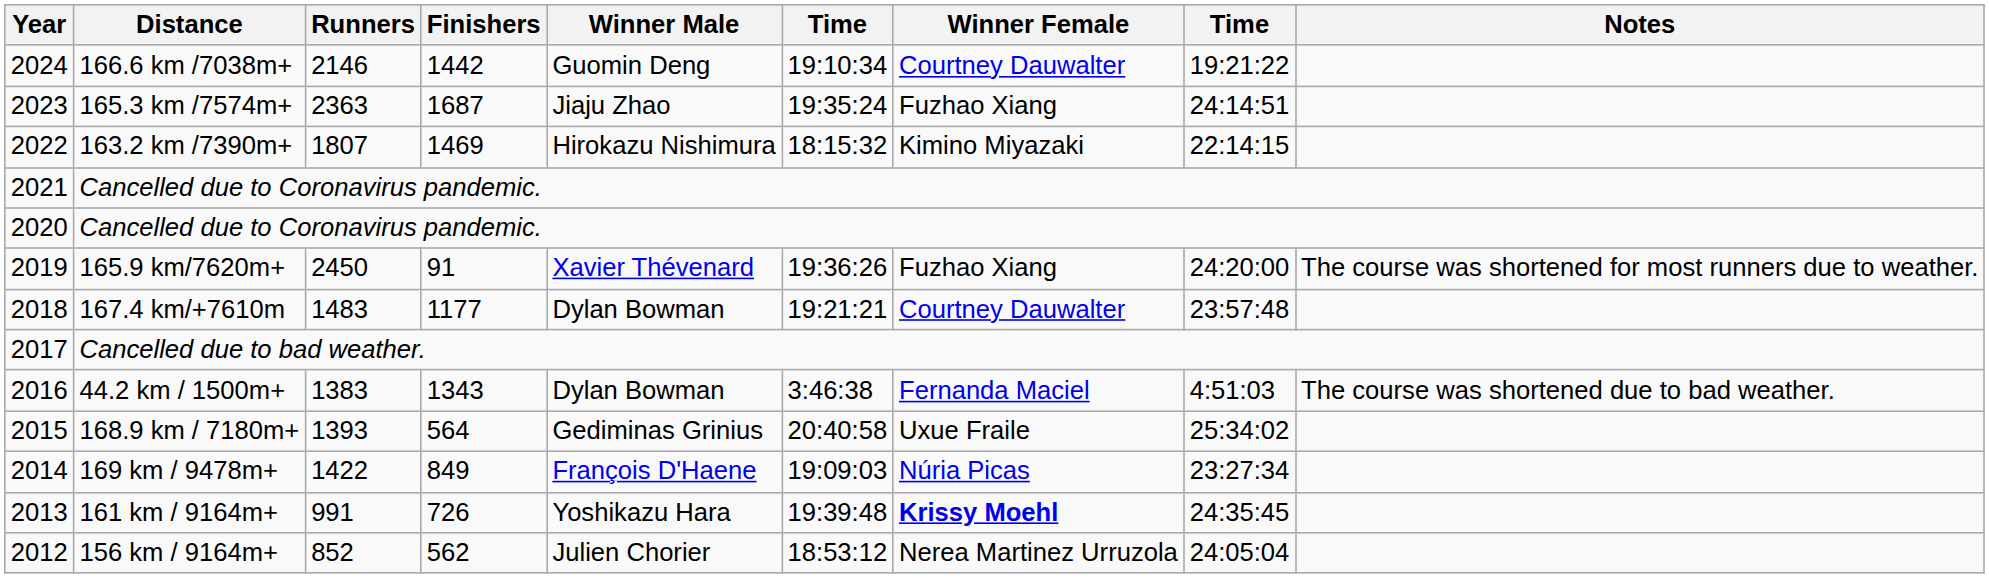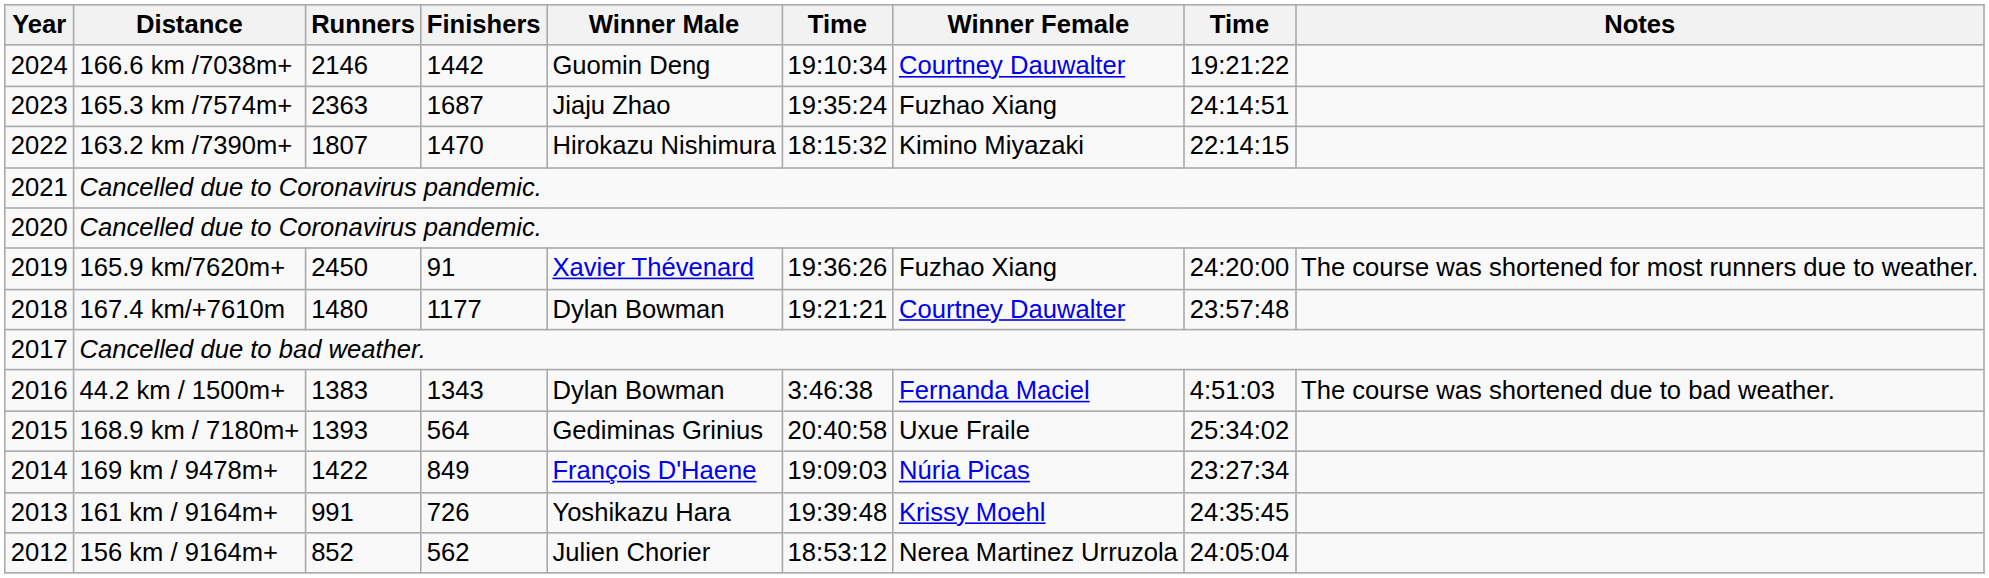(455, 146) 1469 -> (455, 146) 1470
(340, 308) 1483 -> (340, 308) 1480
(979, 512) bold -> (972, 512) normal
